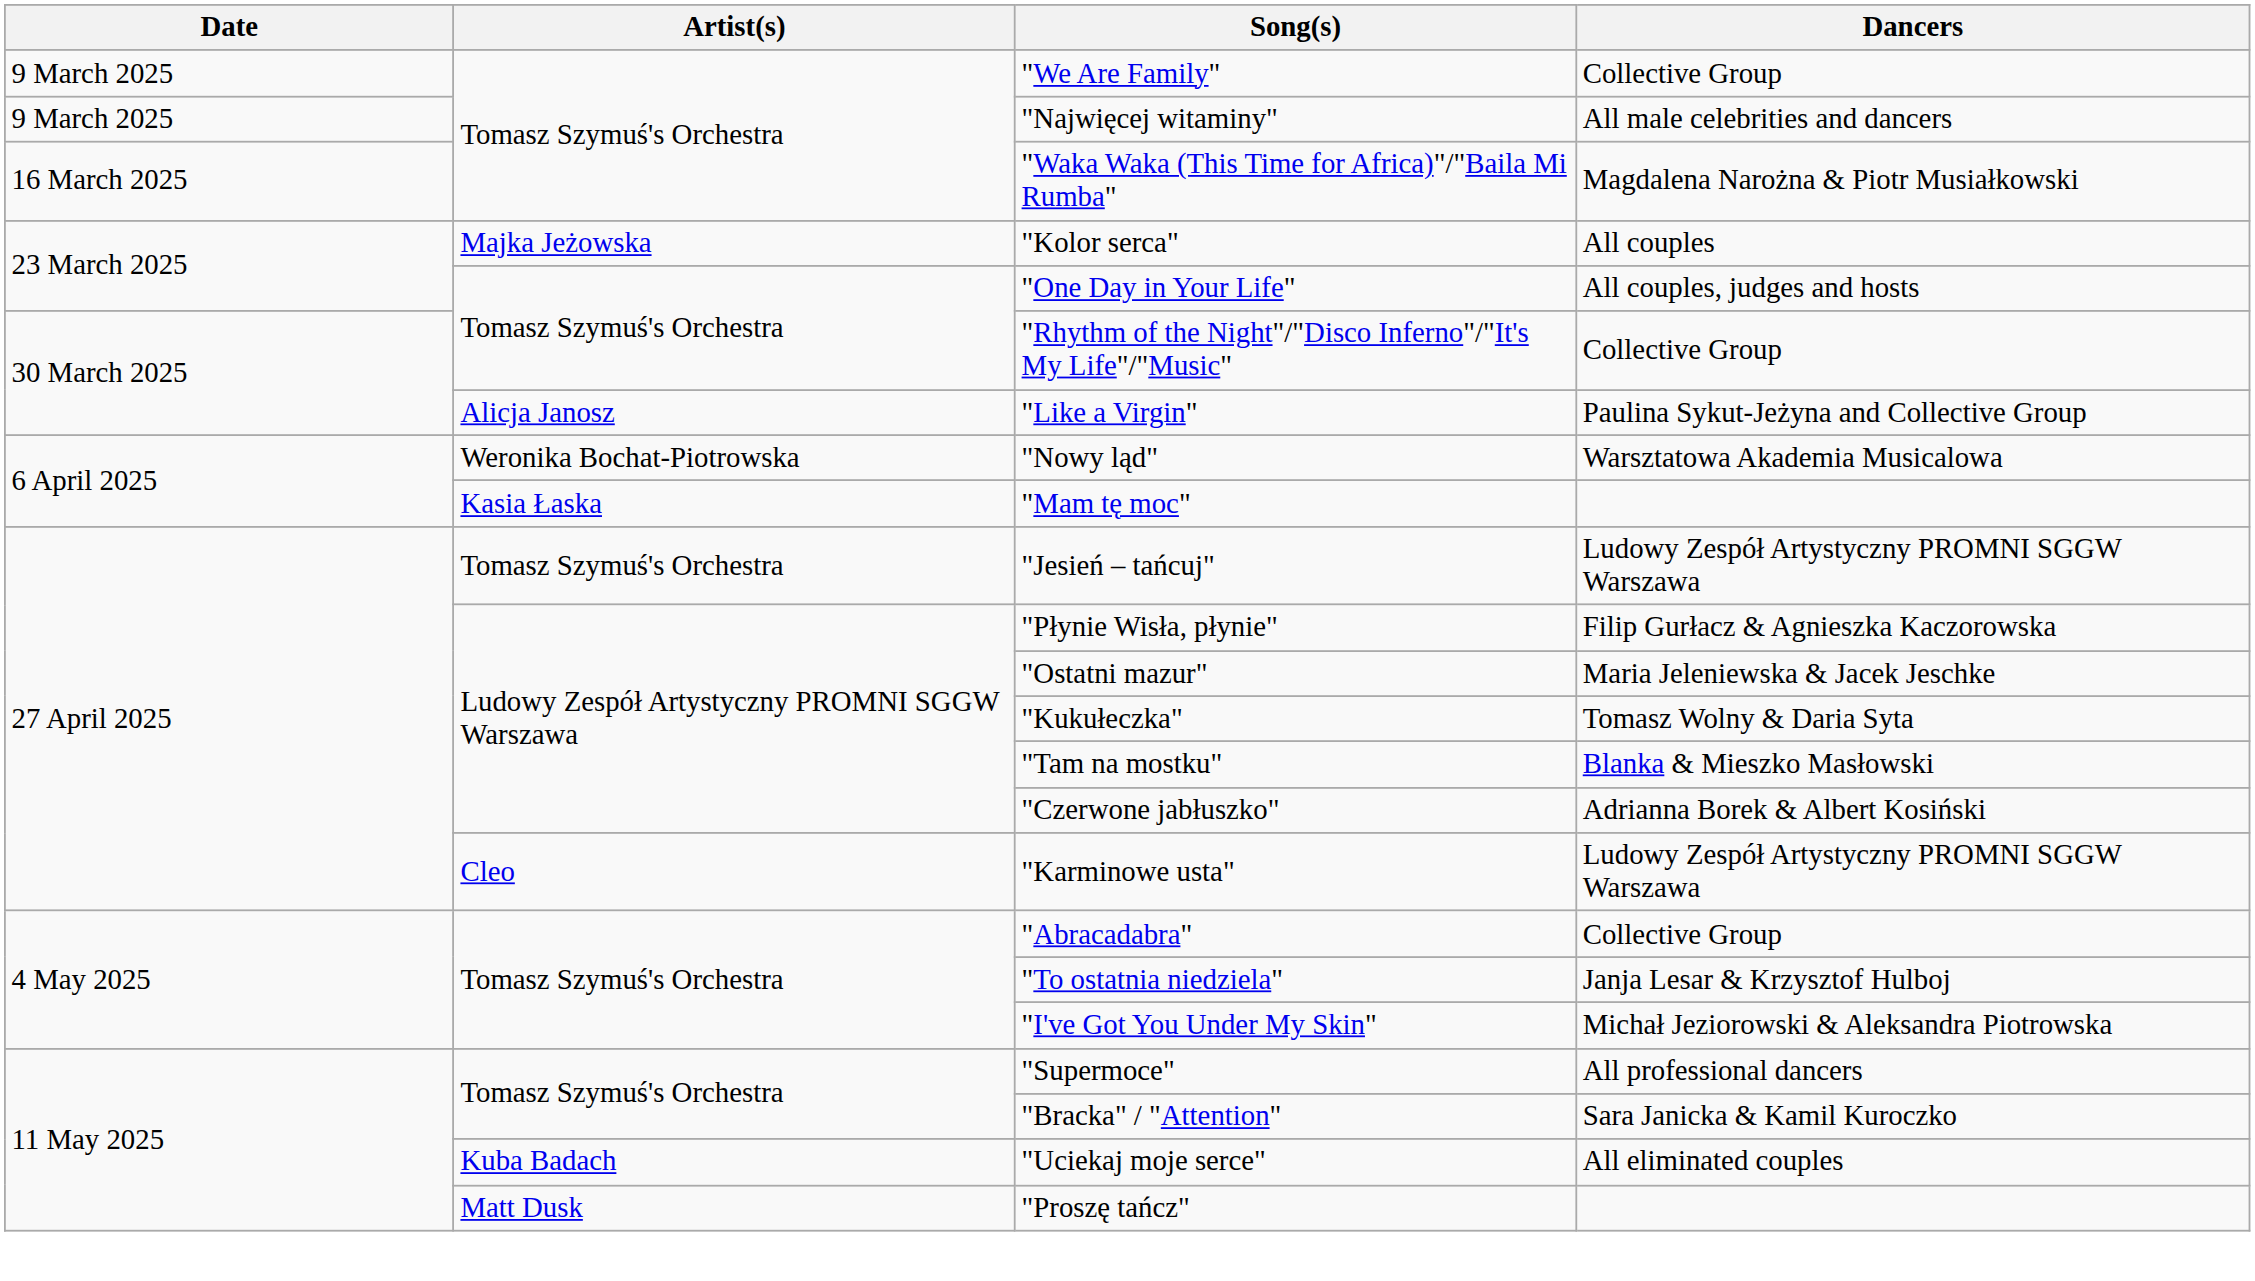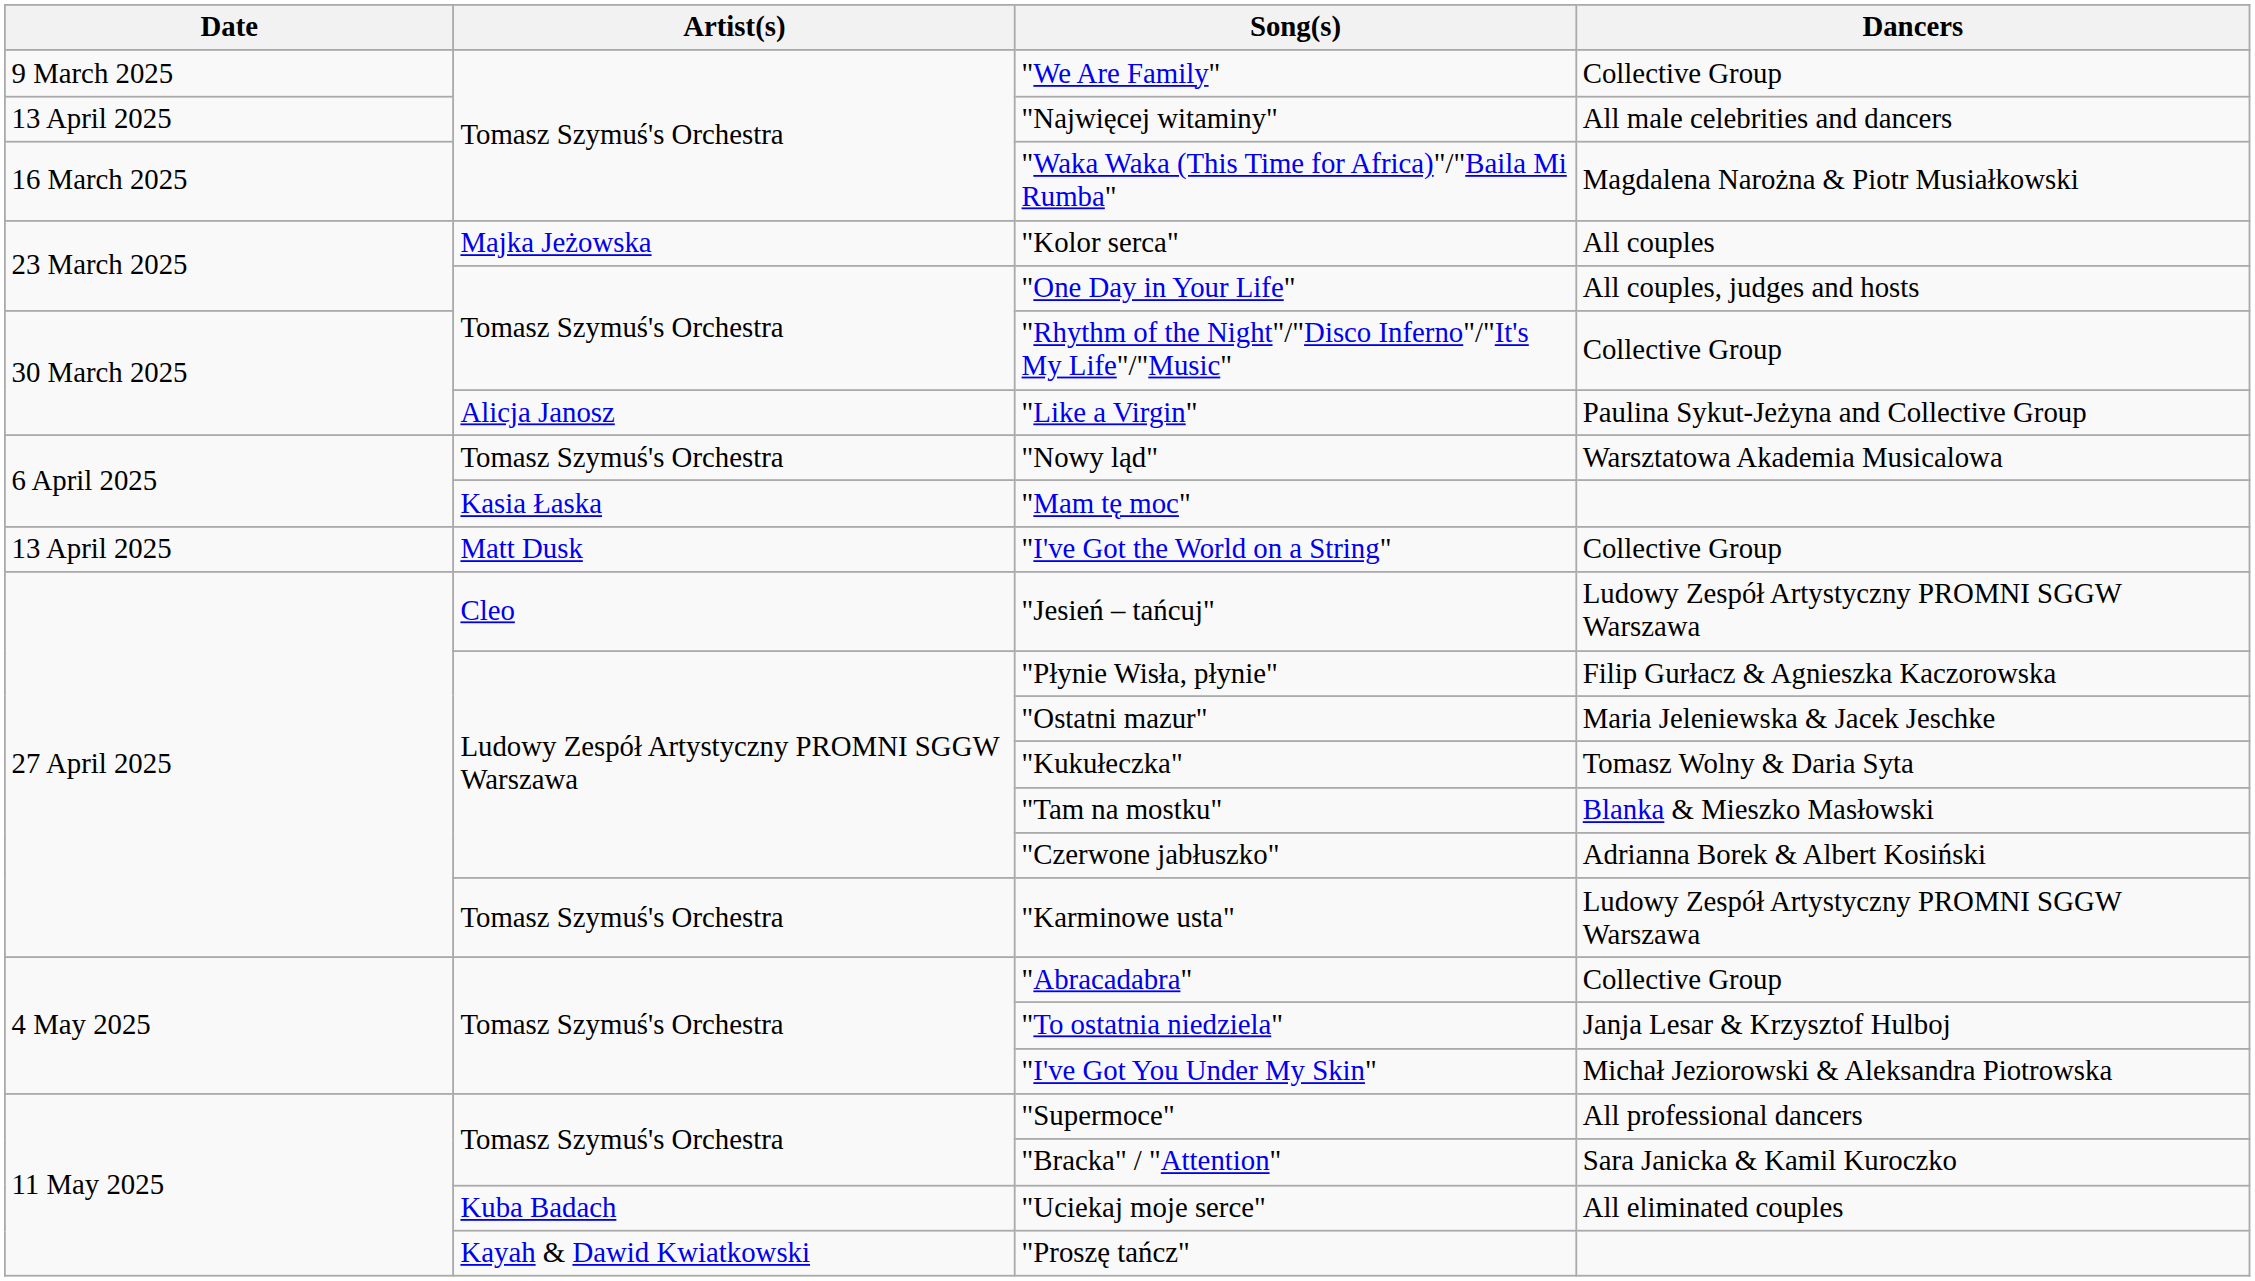(92, 118) 9 March 2025 -> (92, 118) 13 April 2025
(630, 457) Weronika Bochat-Piotrowska -> (622, 457) Tomasz Szymuś's Orchestra
+ row: (1206, 548)
(622, 565) Tomasz Szymuś's Orchestra -> (488, 610) Cleo
(488, 871) Cleo -> (622, 917) Tomasz Szymuś's Orchestra
(522, 1207) Matt Dusk -> (635, 1253) Kayah & Dawid Kwiatkowski
